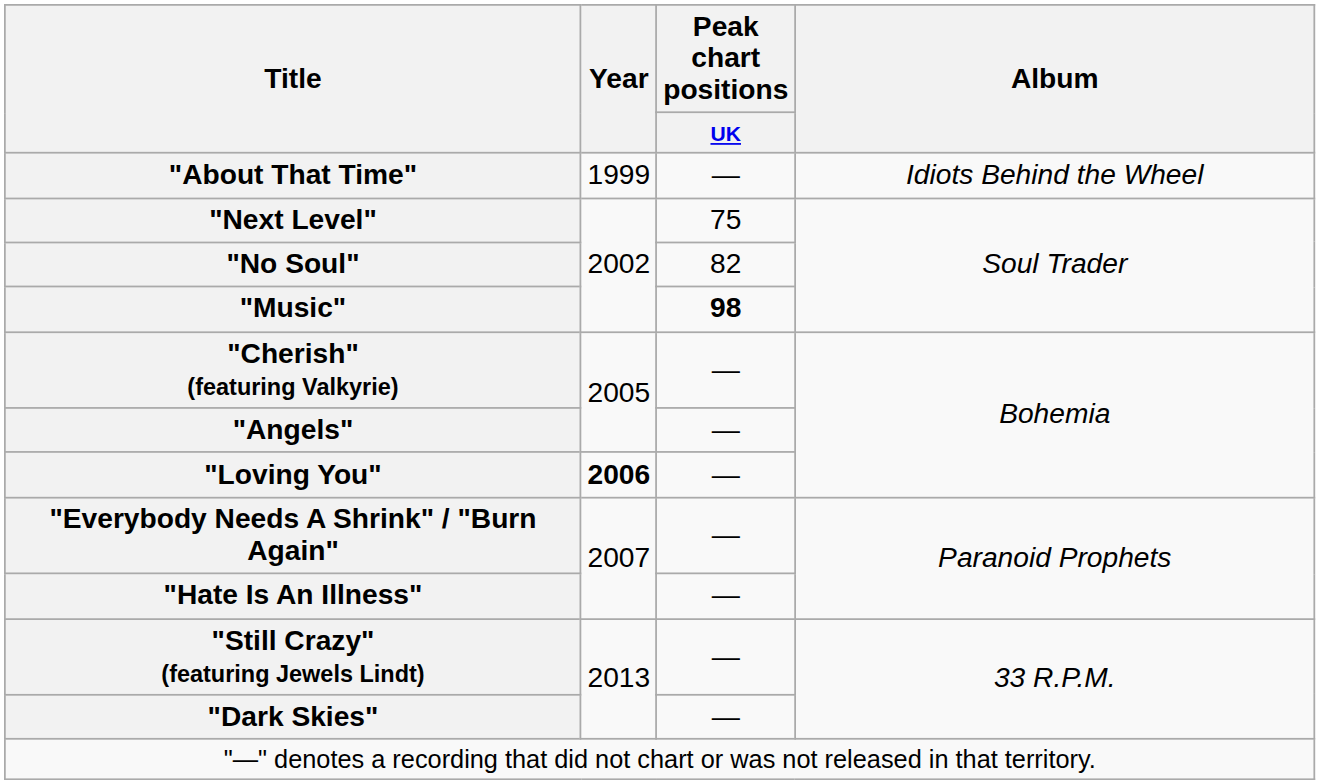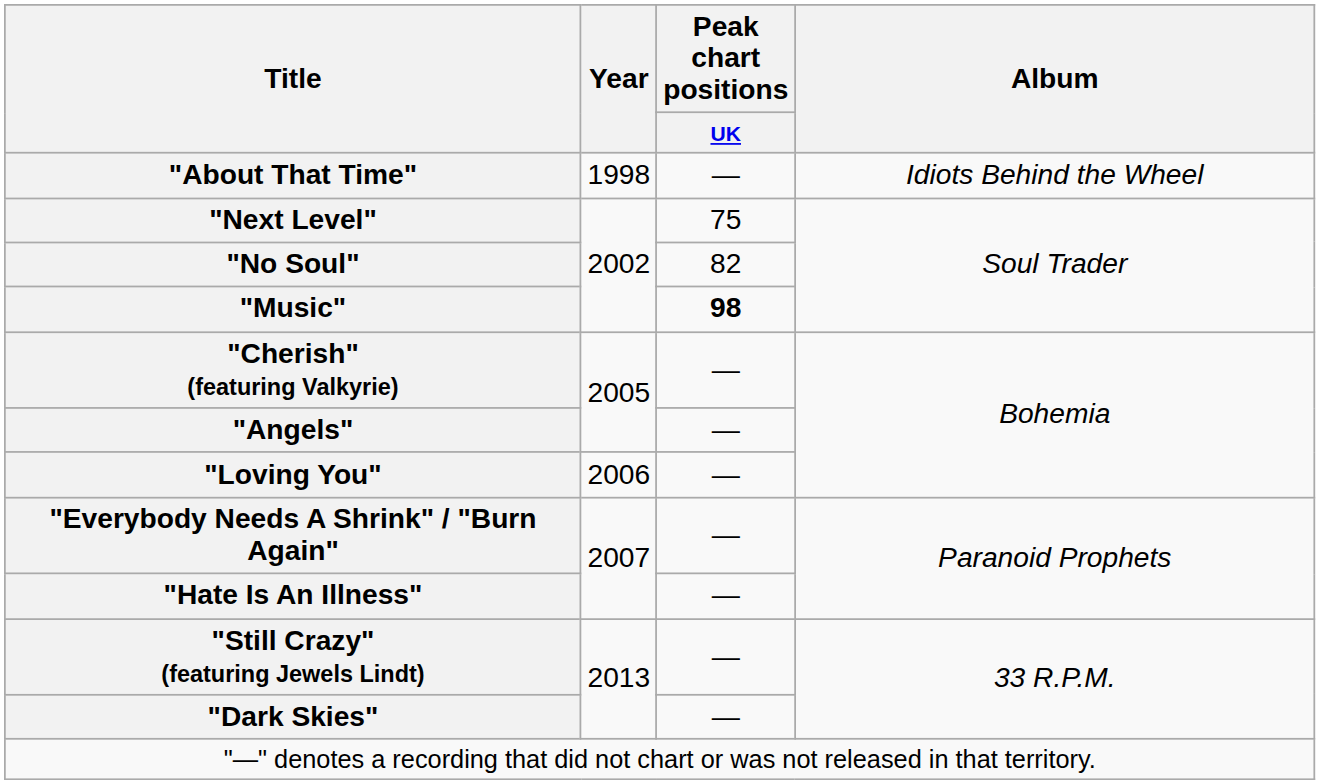(619, 174) 1999 -> (619, 174) 1998
(619, 474) bold -> (619, 474) normal
